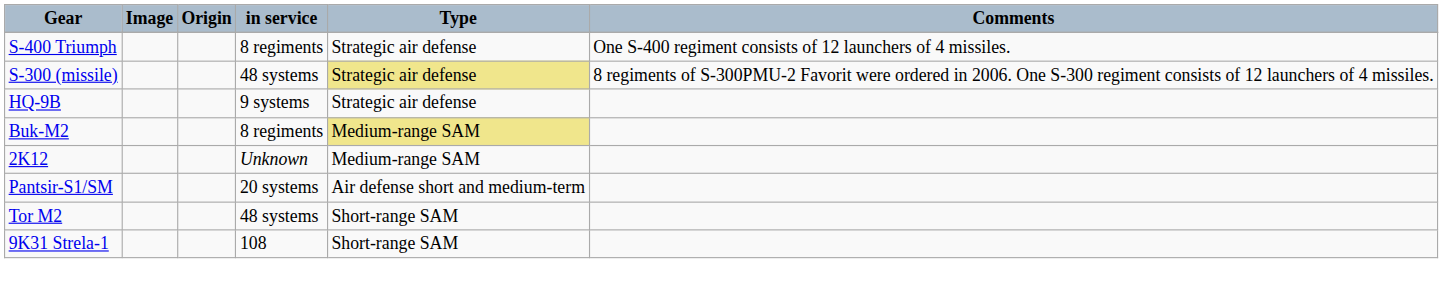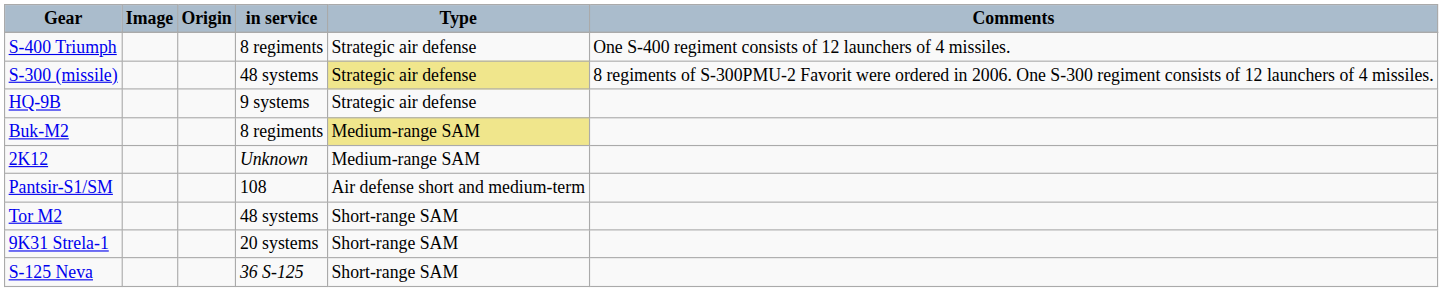(279, 187) 20 systems -> (253, 187) 108
(253, 243) 108 -> (279, 243) 20 systems
+ row: (51, 272)
